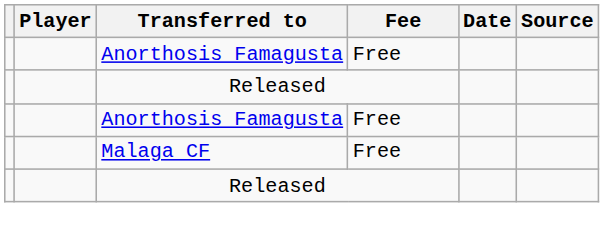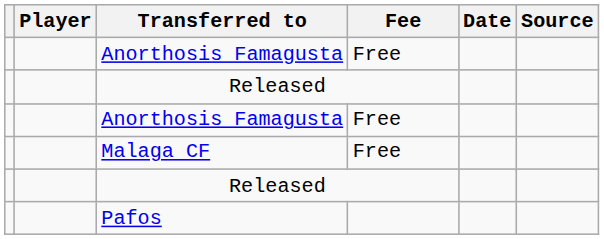+ row: (132, 218)
